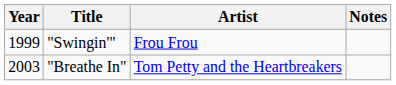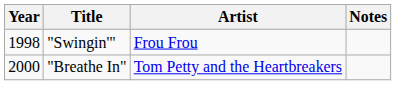(24, 42) 1999 -> (24, 42) 1998
(24, 67) 2003 -> (24, 67) 2000
